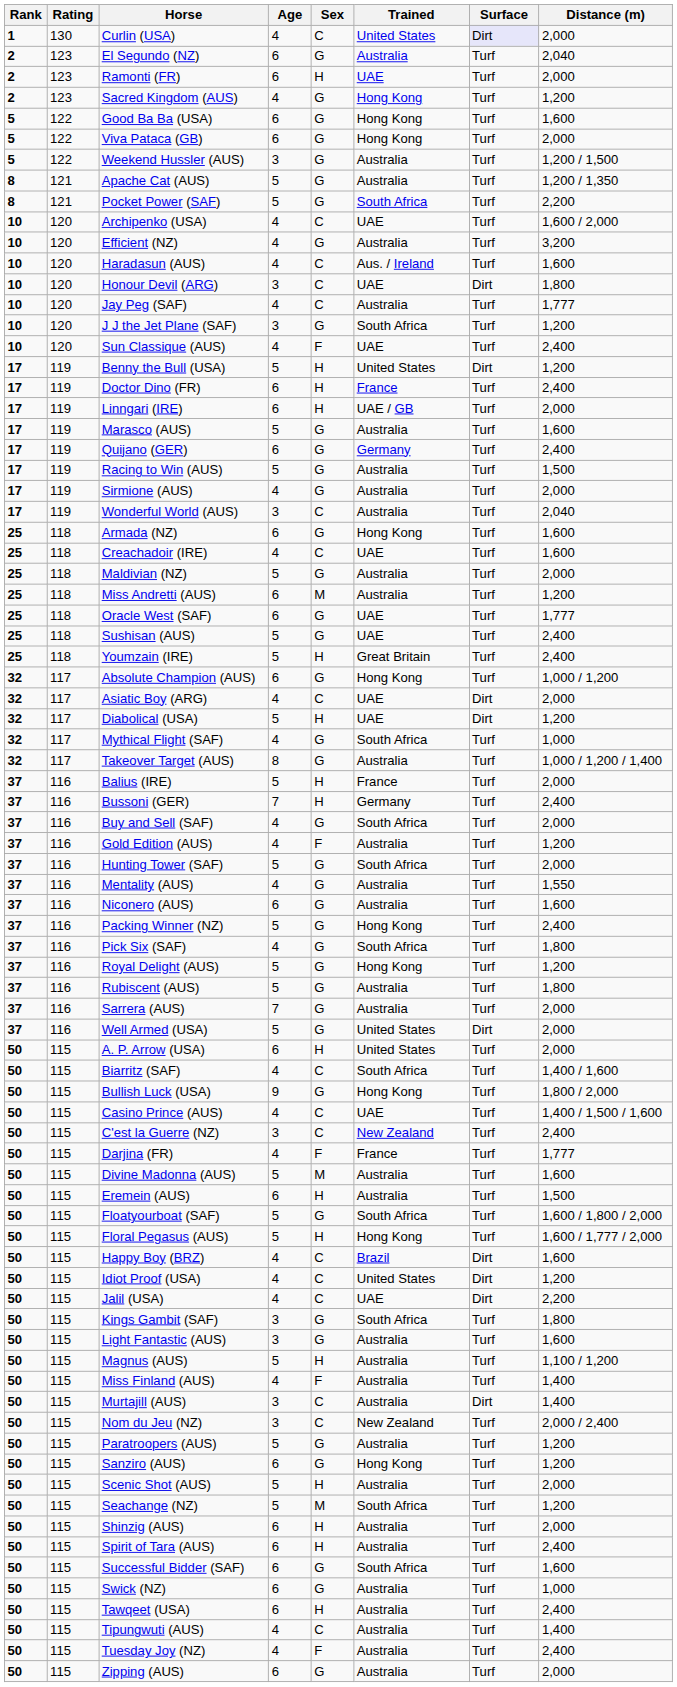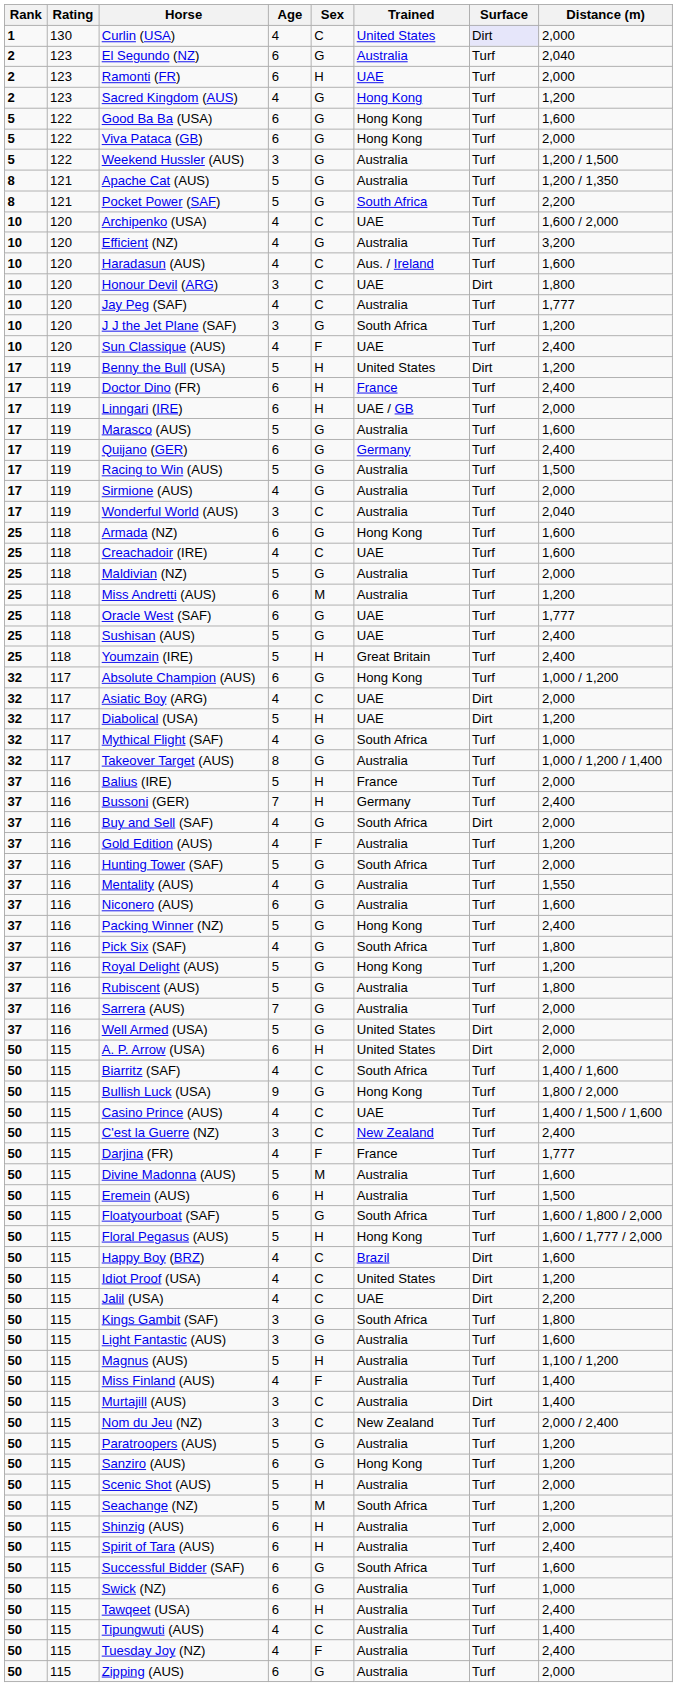(483, 823) Turf -> (482, 823) Dirt
(483, 1050) Turf -> (482, 1050) Dirt
